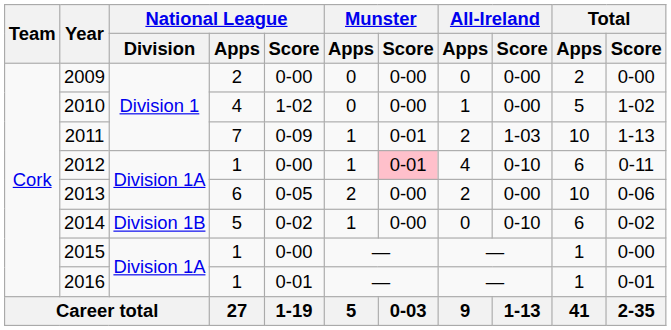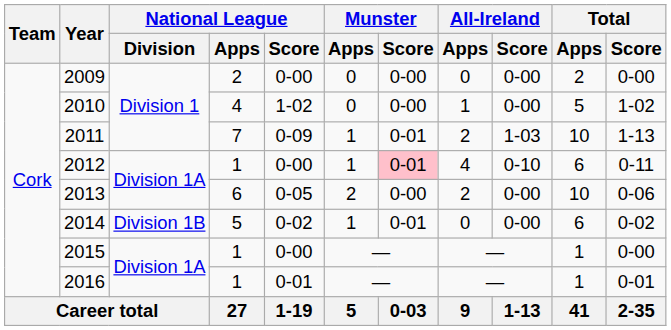(408, 223) 0-00 -> (408, 223) 0-01
(522, 223) 0-10 -> (522, 223) 0-00
